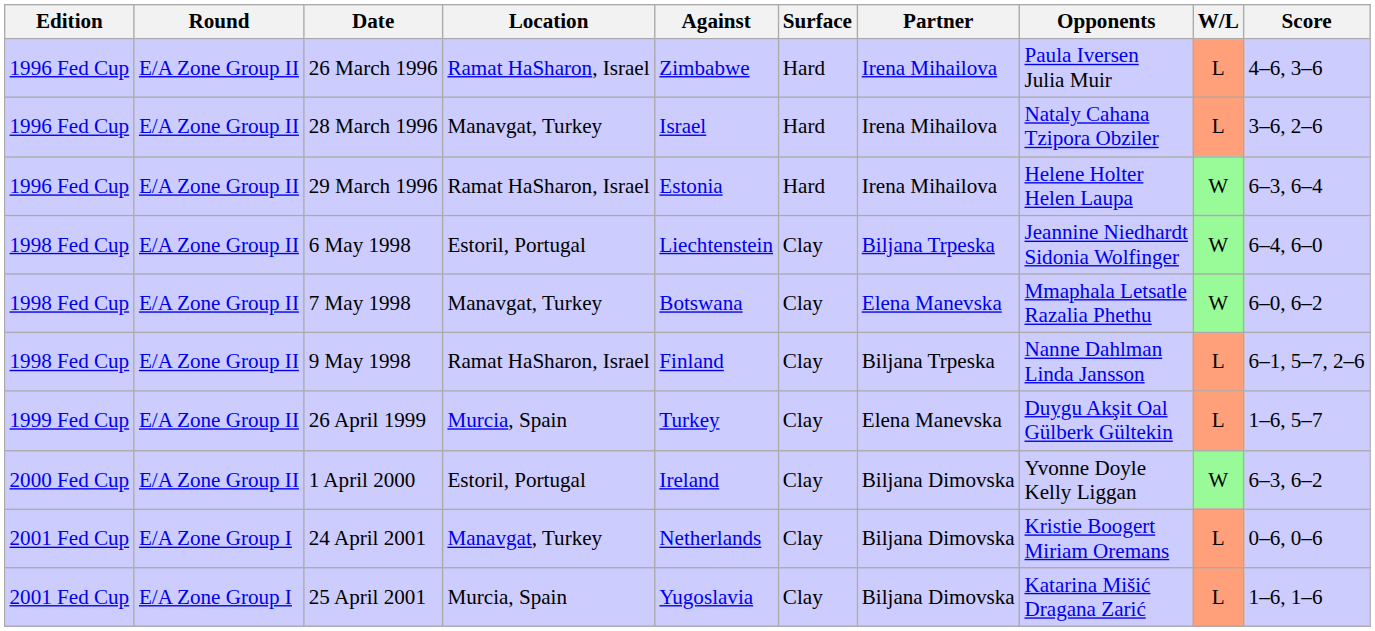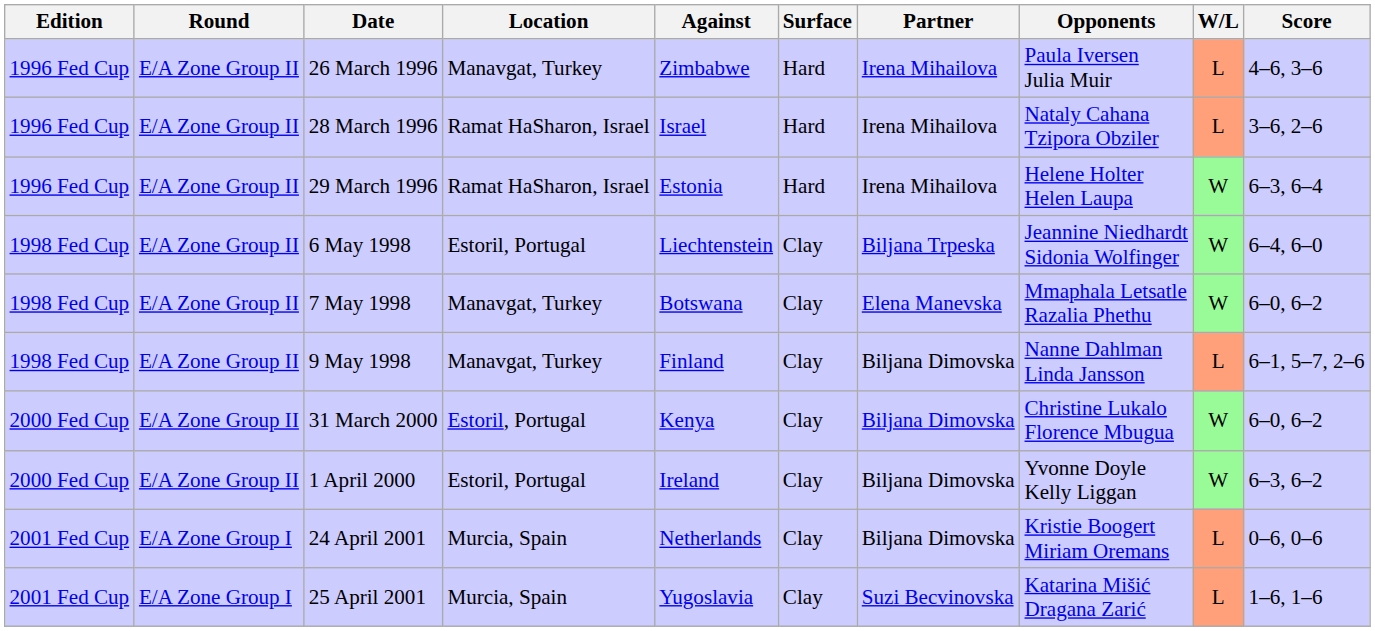(549, 67) Ramat HaSharon, Israel -> (525, 67) Manavgat, Turkey
(525, 126) Manavgat, Turkey -> (549, 126) Ramat HaSharon, Israel
(549, 361) Ramat HaSharon, Israel -> (525, 361) Manavgat, Turkey
(928, 361) Biljana Trpeska -> (938, 361) Biljana Dimovska
- row: (367, 420)
+ row: (373, 420)
(525, 537) Manavgat, Turkey -> (507, 537) Murcia, Spain
(938, 596) Biljana Dimovska -> (938, 596) Suzi Becvinovska
